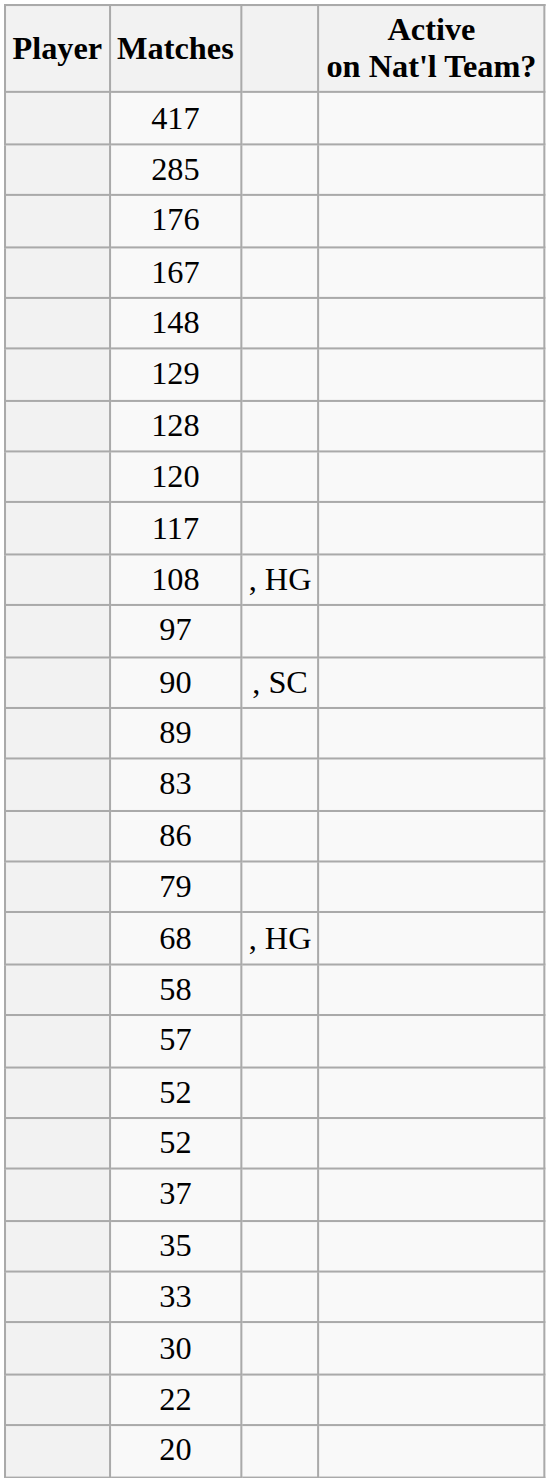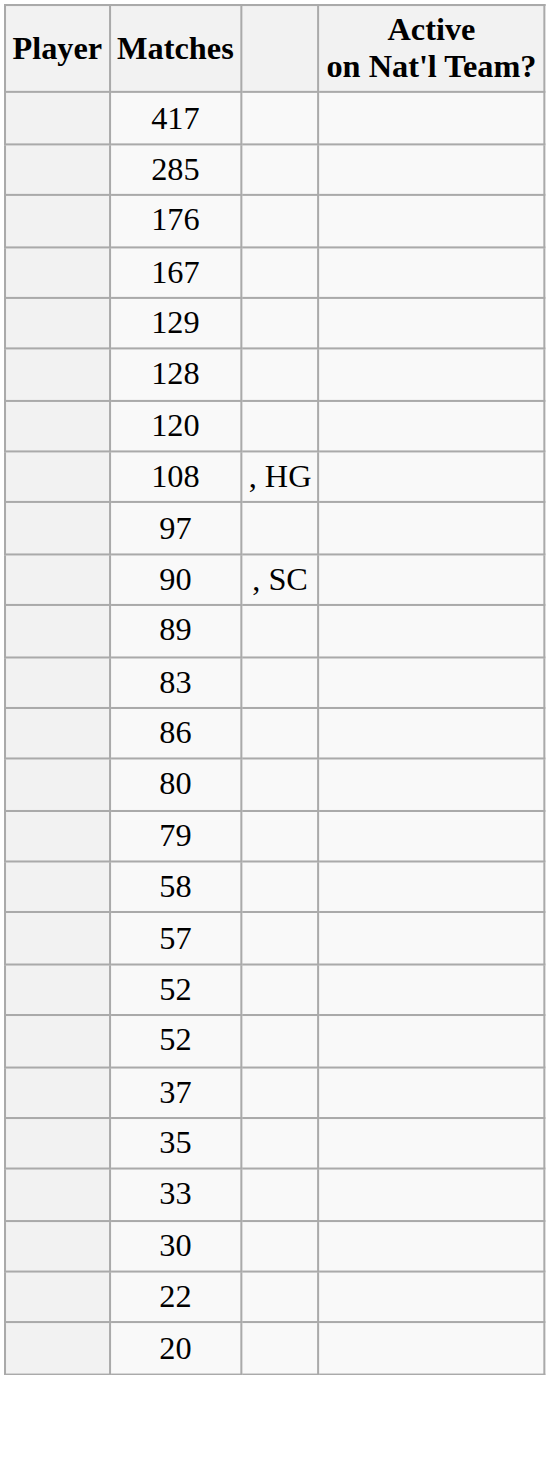- row: (175, 322)
- row: (175, 527)
+ row: (175, 784)
- row: (175, 937)
